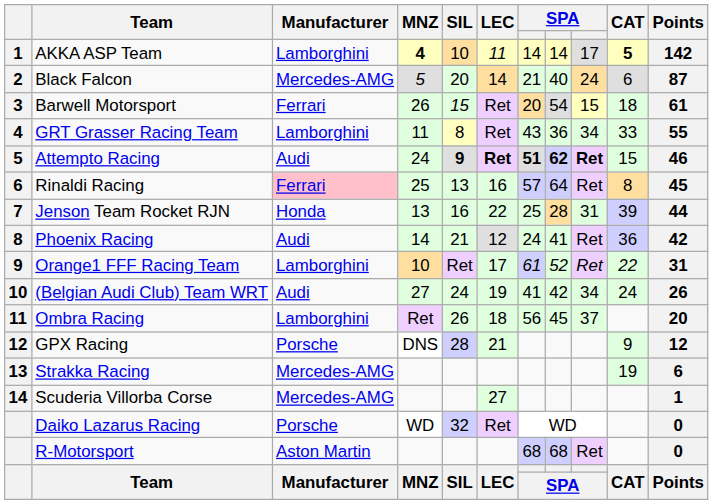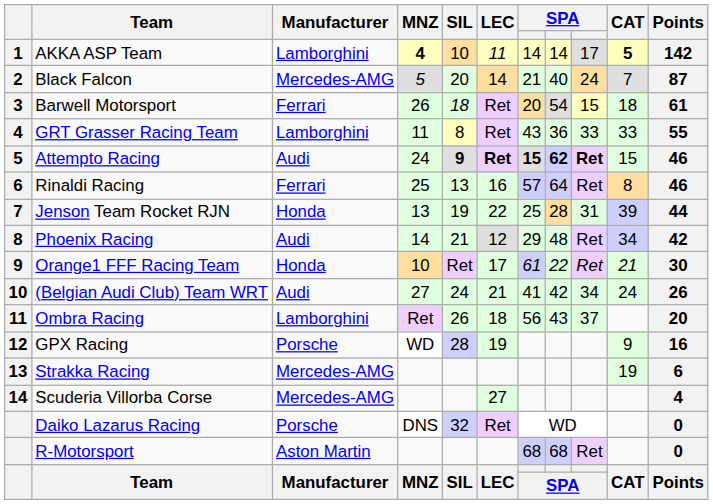(628, 79) 6 -> (628, 79) 7
(460, 105) 15 -> (460, 105) 18
(589, 132) 34 -> (589, 132) 33
(532, 158) 51 -> (532, 158) 15
(301, 185) pink background -> (301, 185) no background
(678, 185) 45 -> (678, 185) 46
(460, 212) 16 -> (460, 212) 19
(532, 238) 24 -> (532, 238) 29
(559, 238) 41 -> (559, 238) 48
(628, 238) 36 -> (628, 238) 34
(322, 265) Lamborghini -> (301, 265) Honda
(559, 265) 52 -> (559, 265) 22
(628, 265) 22 -> (628, 265) 21
(678, 265) 31 -> (678, 265) 30
(498, 291) 19 -> (498, 291) 21
(559, 318) 45 -> (559, 318) 43
(420, 344) DNS -> (420, 344) WD
(498, 344) 21 -> (498, 344) 19
(678, 344) 12 -> (678, 344) 16
(678, 398) 1 -> (678, 398) 4
(420, 424) WD -> (420, 424) DNS
